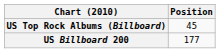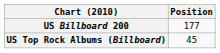rows swapped: (86, 40) <-> (86, 26)
